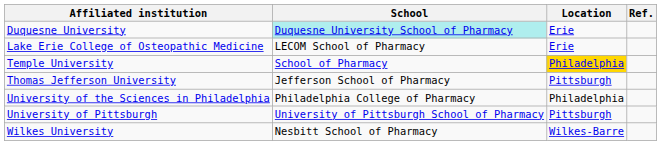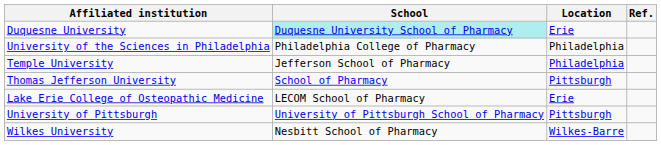rows swapped: (135, 47) <-> (138, 98)
(331, 64) School of Pharmacy -> (362, 64) Jefferson School of Pharmacy
(587, 64) gold background -> (587, 64) no background
(362, 81) Jefferson School of Pharmacy -> (331, 81) School of Pharmacy
